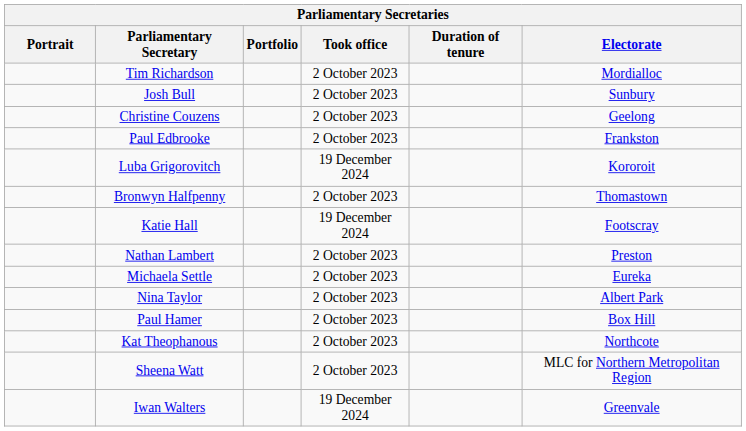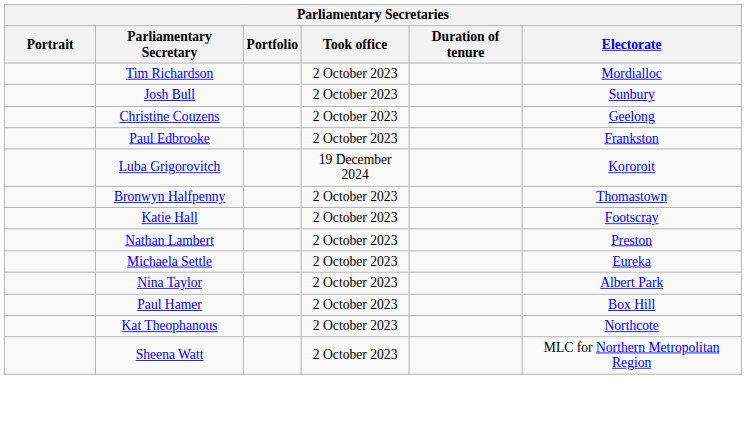(355, 226) 19 December 2024 -> (355, 218) 2 October 2023
- row: (170, 407)
